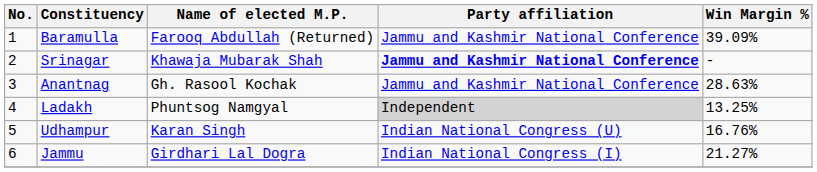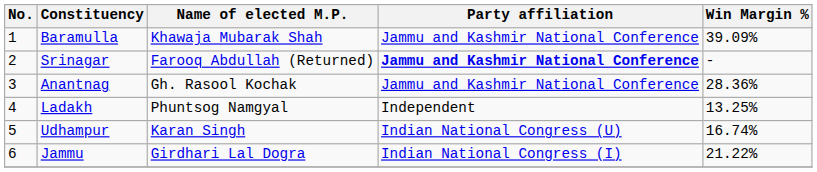(262, 40) Farooq Abdullah (Returned) -> (237, 40) Khawaja Mubarak Shah
(237, 63) Khawaja Mubarak Shah -> (262, 63) Farooq Abdullah (Returned)
(732, 86) 28.63% -> (732, 86) 28.36%
(428, 109) lightgrey background -> (428, 109) no background
(732, 132) 16.76% -> (732, 132) 16.74%
(732, 155) 21.27% -> (732, 155) 21.22%
